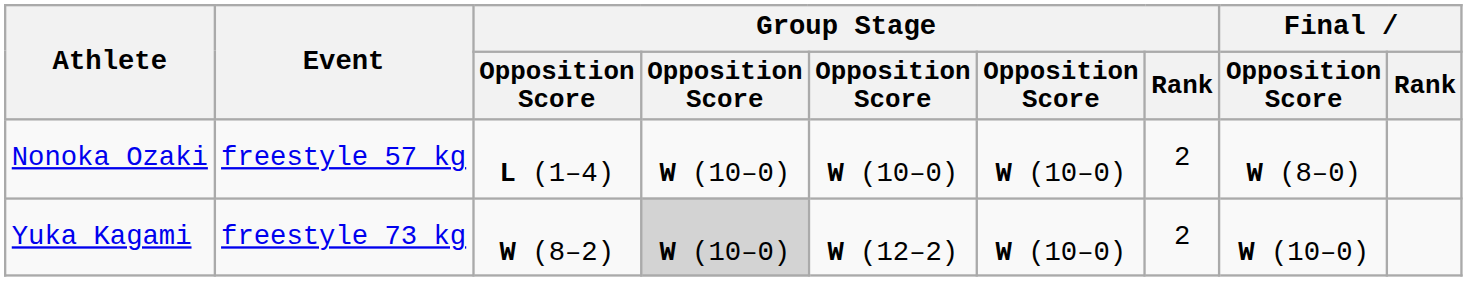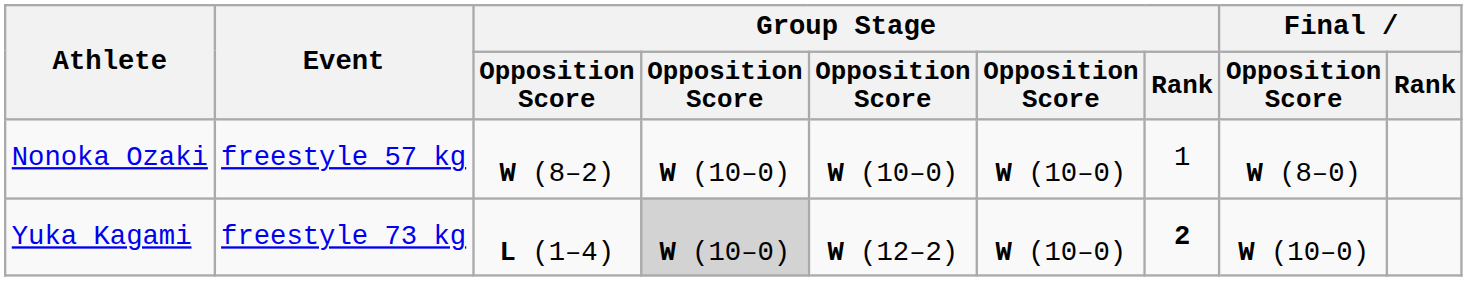(557, 175) L (1–4) -> (557, 175) W (8–2)
(1182, 158) 2 -> (1182, 158) 1
(557, 253) W (8–2) -> (557, 253) L (1–4)
(1182, 237) normal -> (1182, 237) bold
